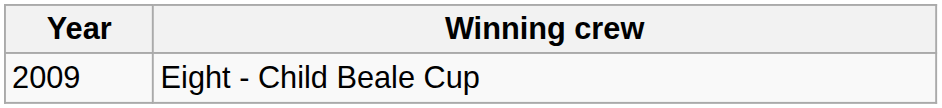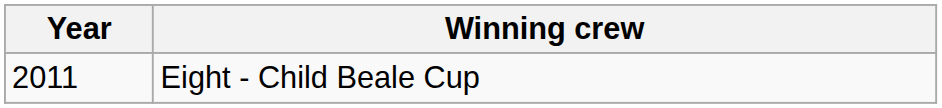(46, 77) 2009 -> (45, 77) 2011
